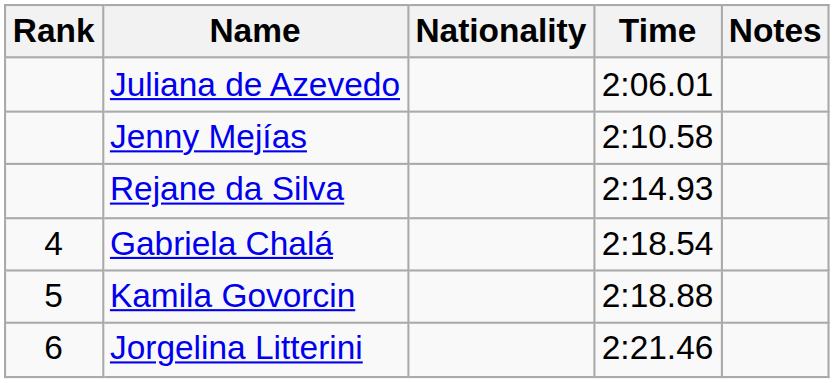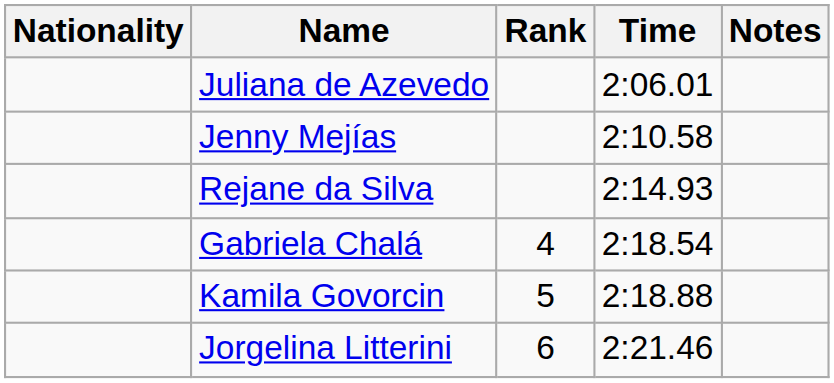columns swapped: (54, 31) <-> (501, 31)
